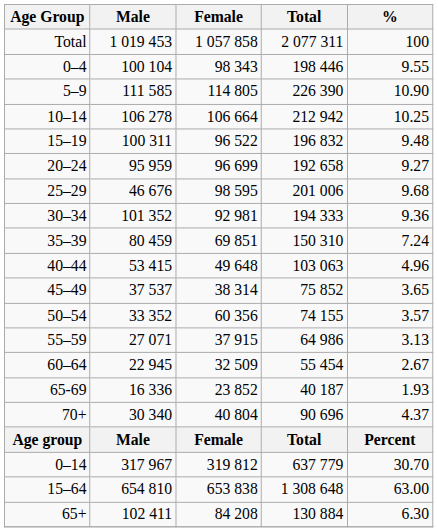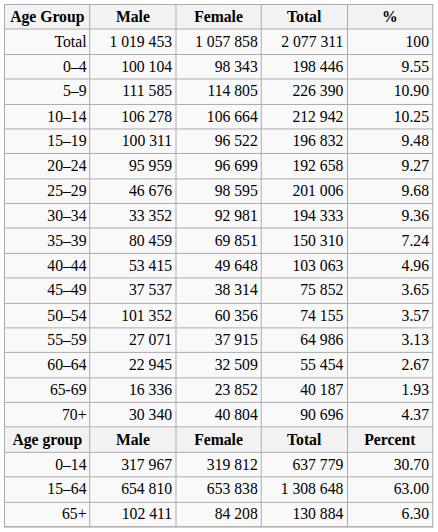(147, 215) 101 352 -> (151, 215) 33 352
(151, 315) 33 352 -> (147, 315) 101 352
